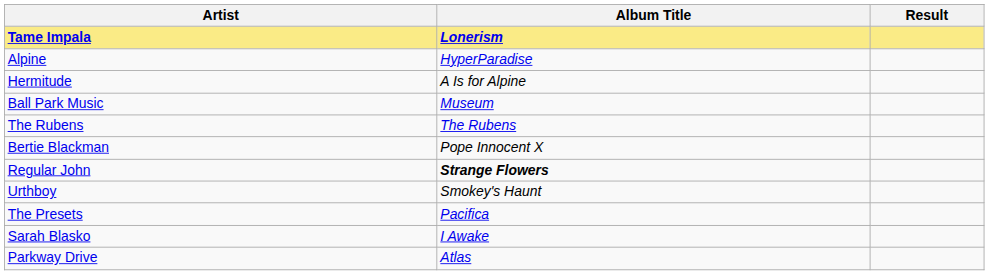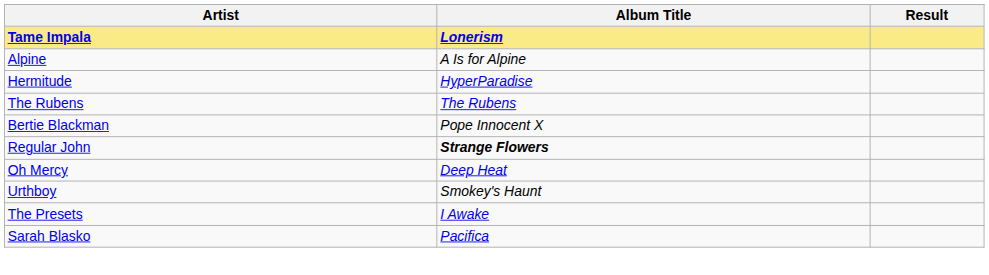(486, 59) HyperParadise -> (483, 59) A Is for Alpine
(483, 81) A Is for Alpine -> (486, 81) HyperParadise
- row: (56, 103)
+ row: (38, 170)
(465, 214) Pacifica -> (465, 214) I Awake
(465, 236) I Awake -> (465, 236) Pacifica
- row: (53, 258)
